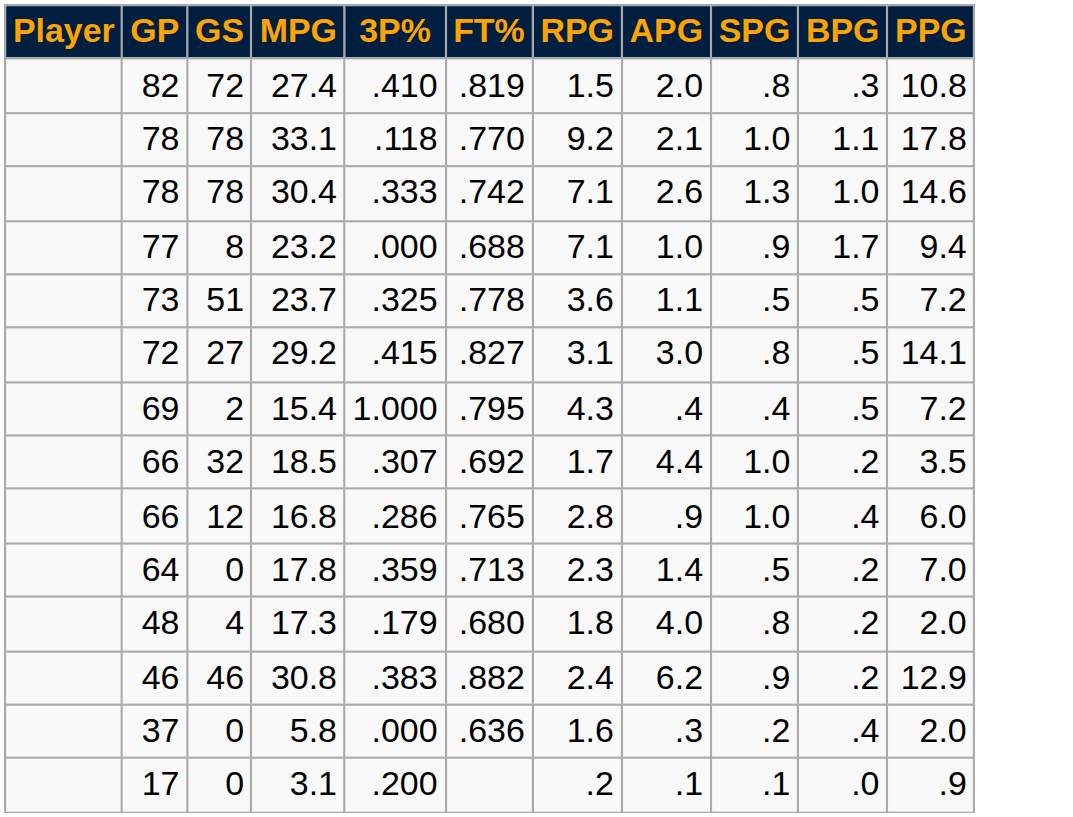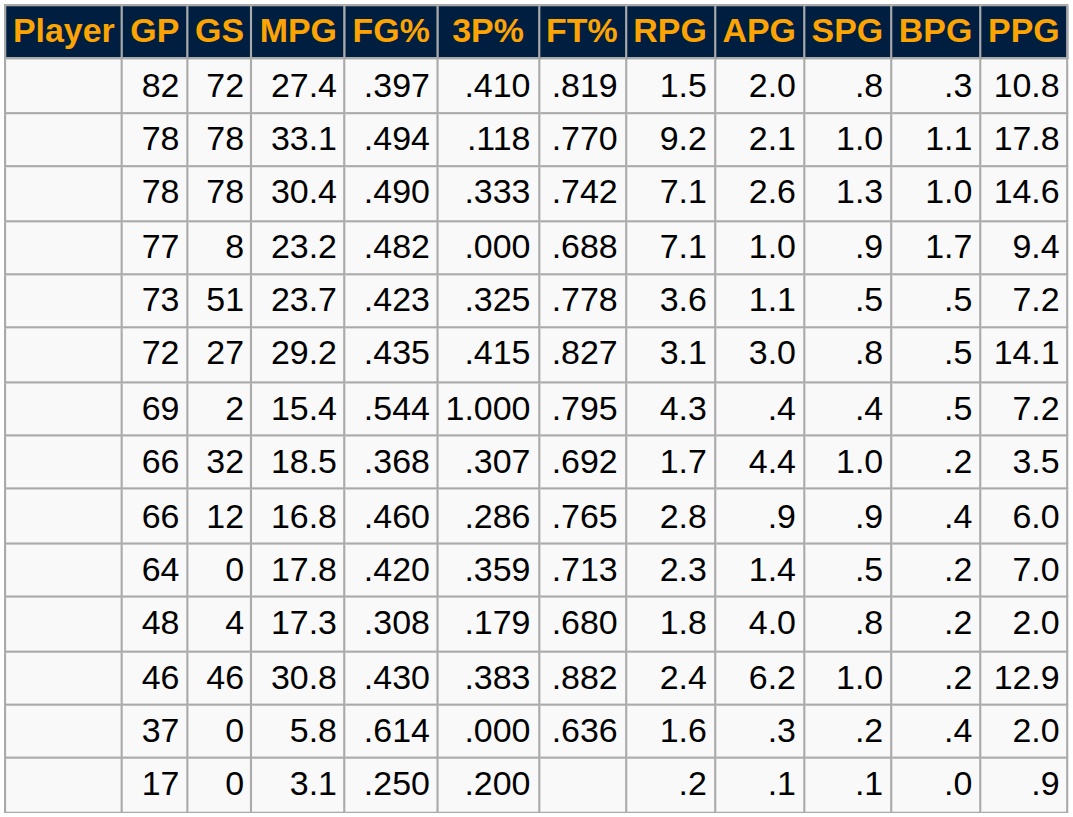+ column: (391, 31)
(767, 515) 1.0 -> (869, 515) .9
(776, 676) .9 -> (860, 676) 1.0
